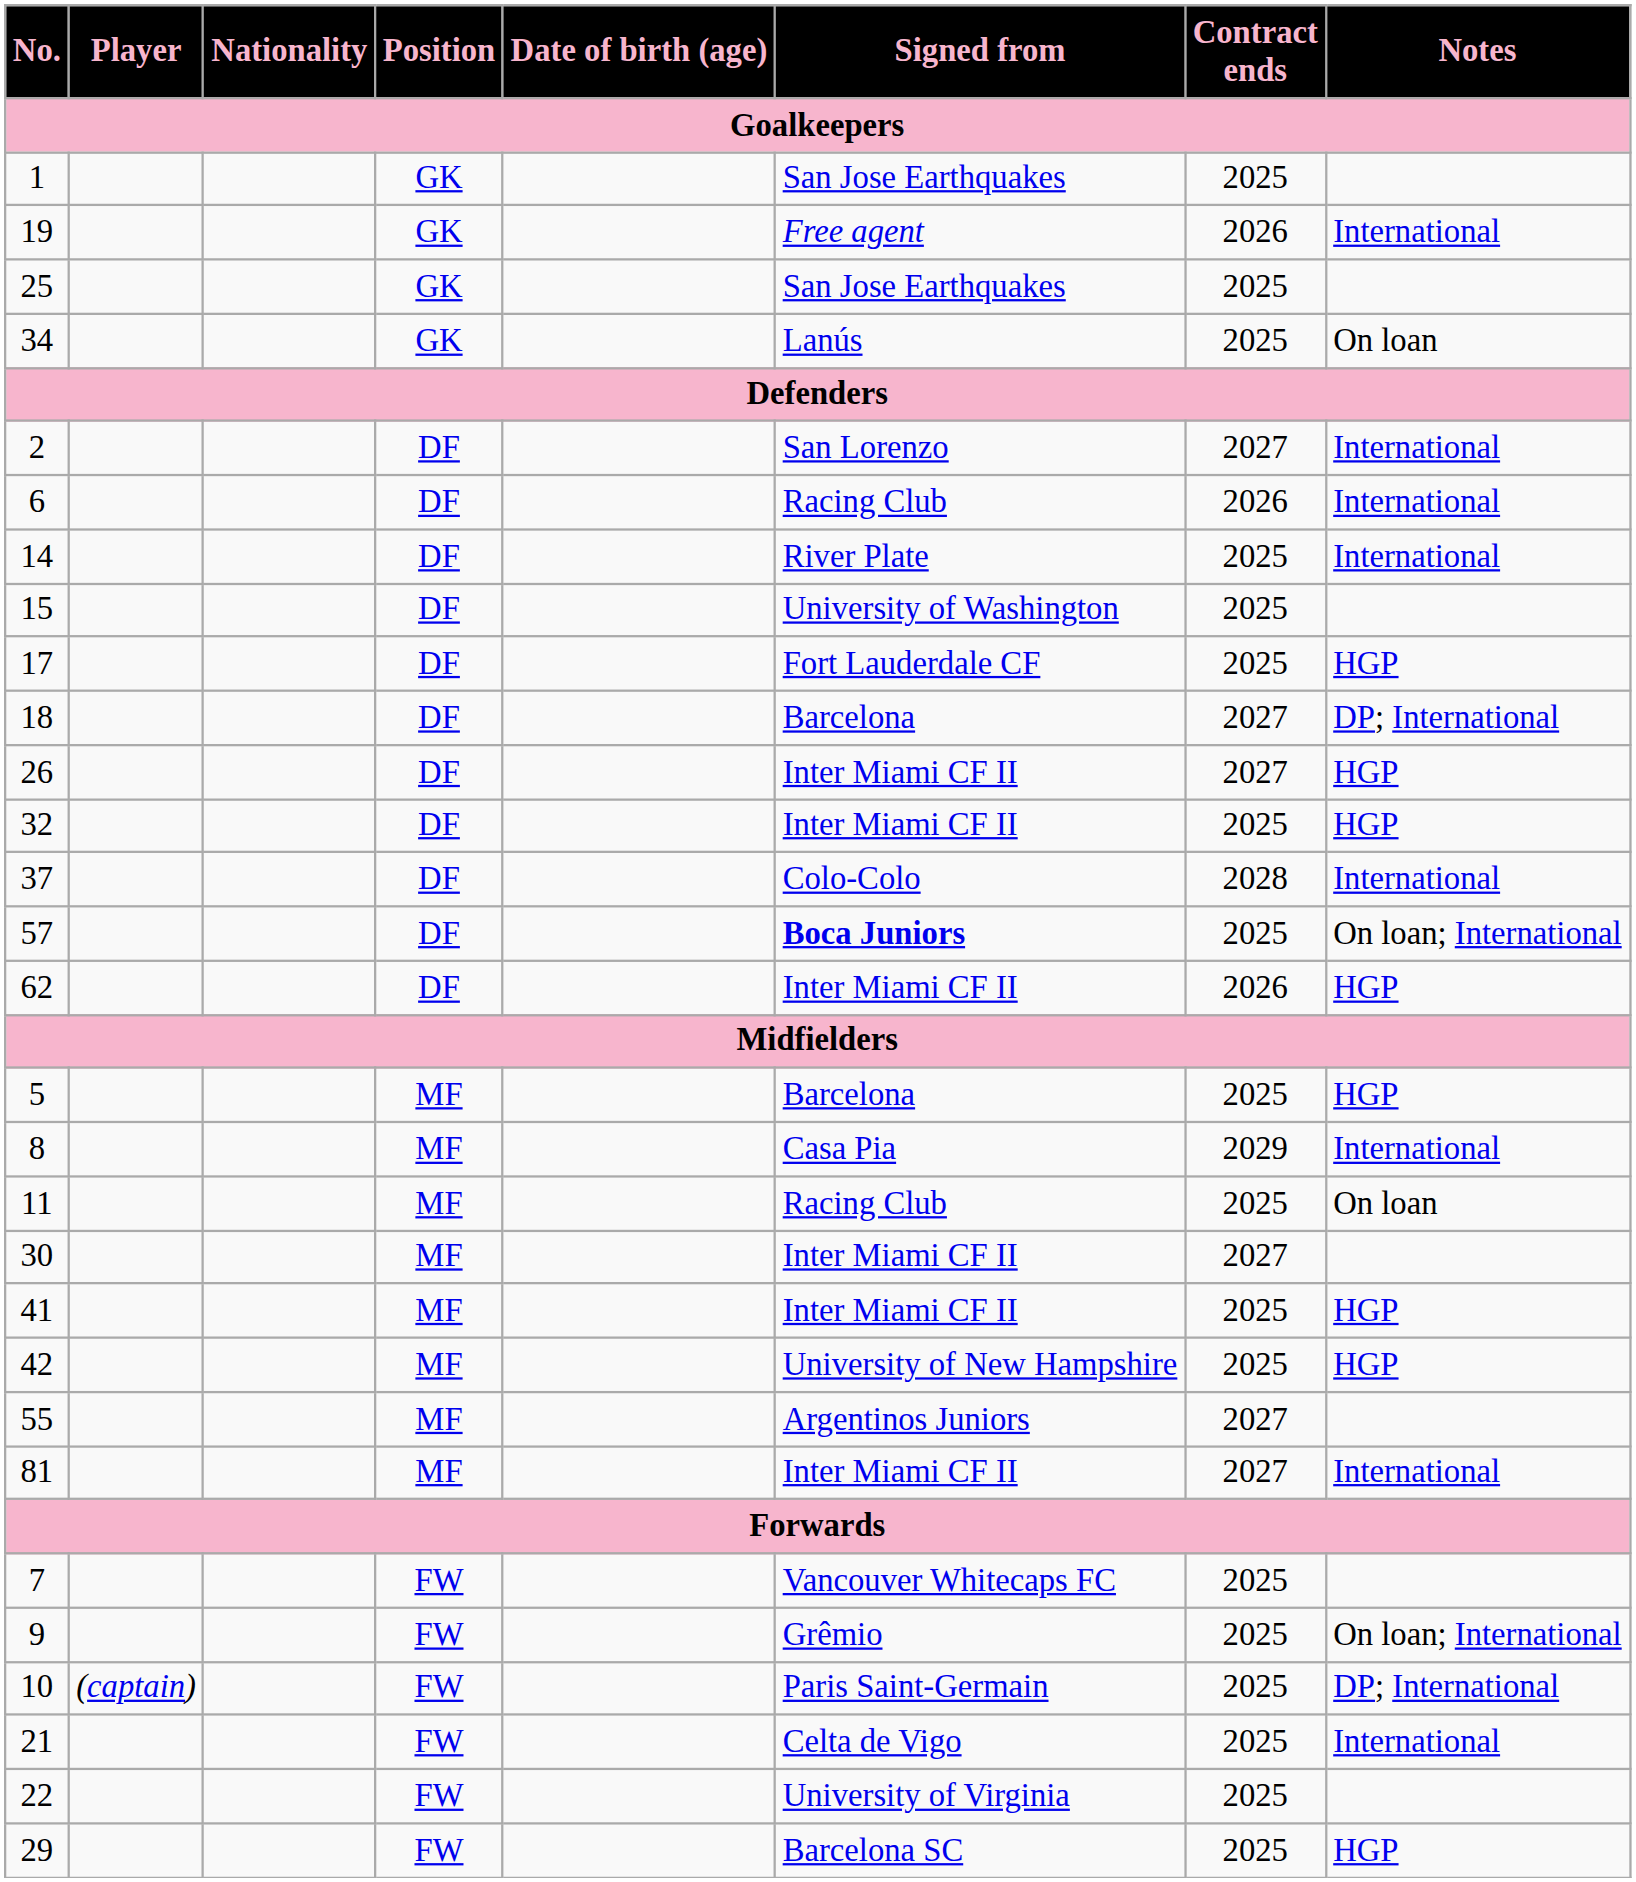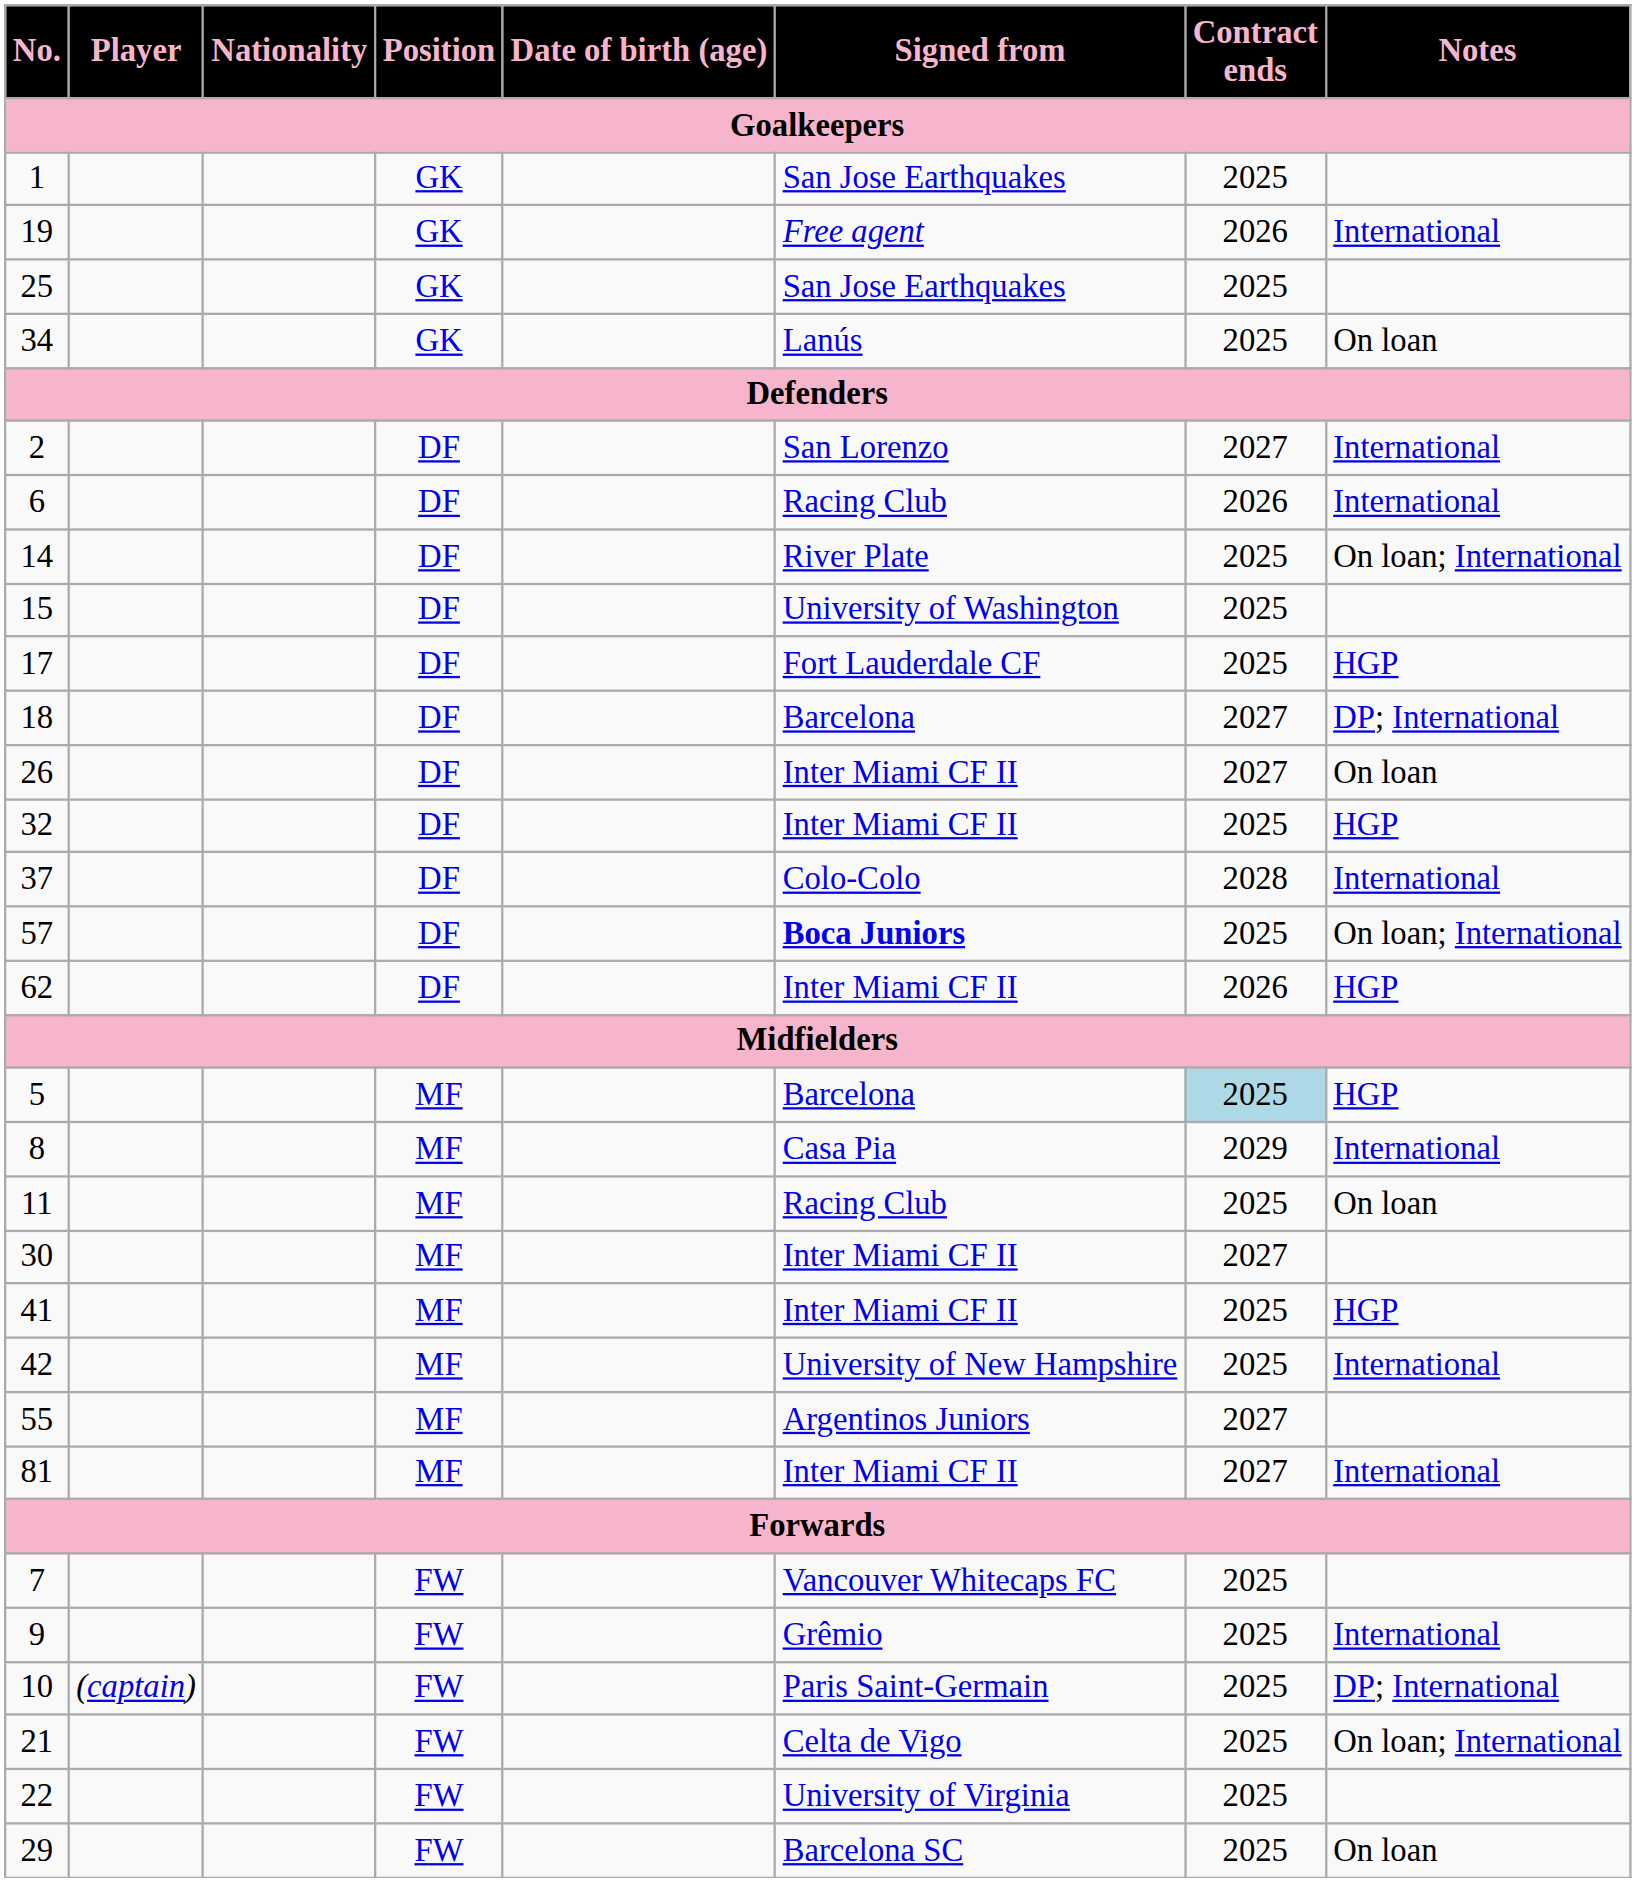(1417, 555) International -> (1477, 555) On loan; International
(1366, 771) HGP -> (1385, 771) On loan
(1255, 1094) no background -> (1255, 1094) lightblue background
(1366, 1364) HGP -> (1417, 1364) International
(1477, 1633) On loan; International -> (1417, 1633) International
(1417, 1741) International -> (1477, 1741) On loan; International
(1366, 1849) HGP -> (1385, 1849) On loan
